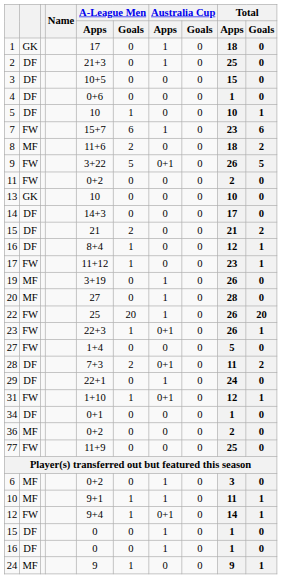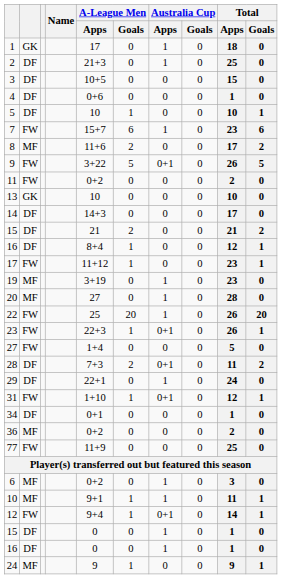(232, 146) 18 -> (232, 146) 17
(232, 280) 26 -> (232, 280) 23
